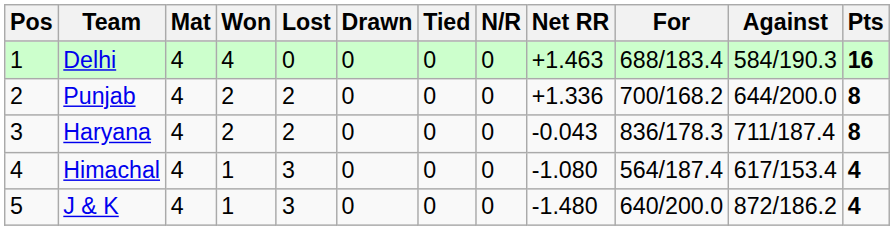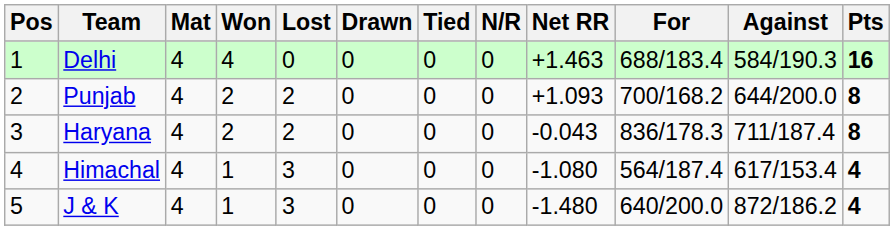(568, 96) +1.336 -> (568, 96) +1.093
